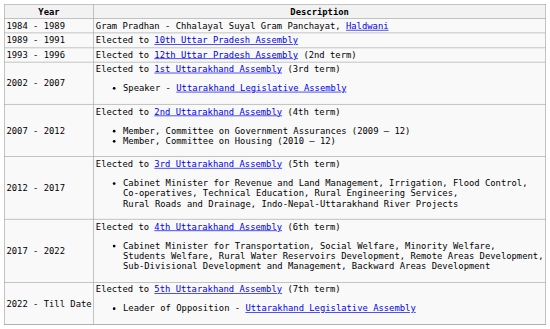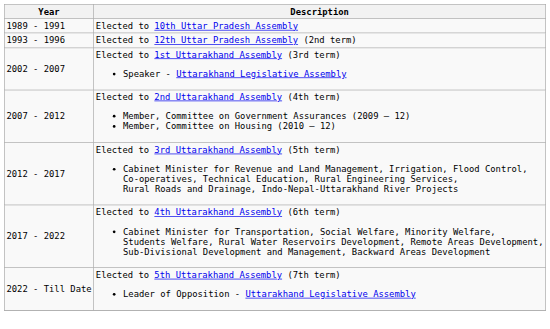- row: (242, 26)
